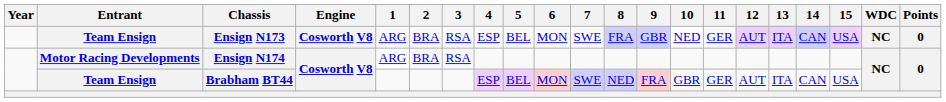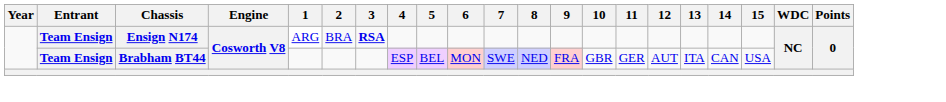- row: (249, 37)
(120, 58) Motor Racing Developments -> (76, 37) Team Ensign
(458, 58) normal -> (372, 37) bold
